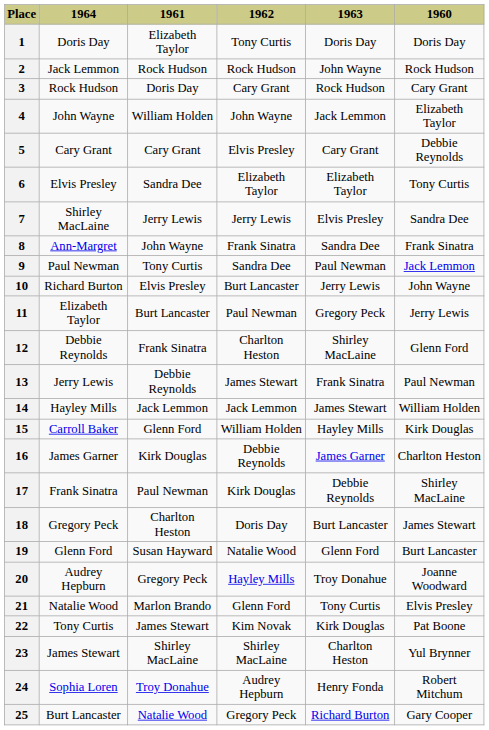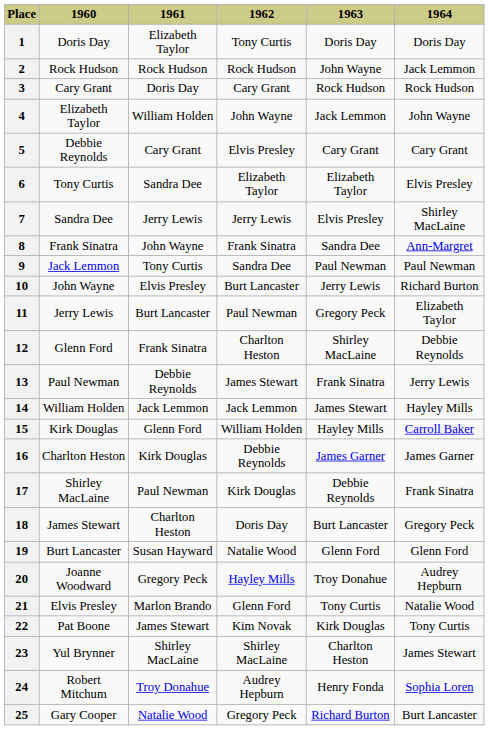columns swapped: (439, 14) <-> (83, 14)
